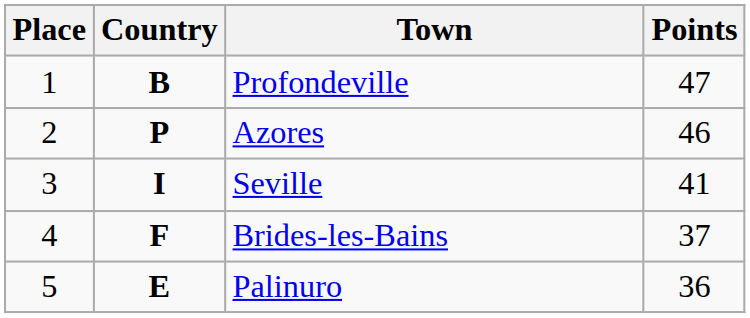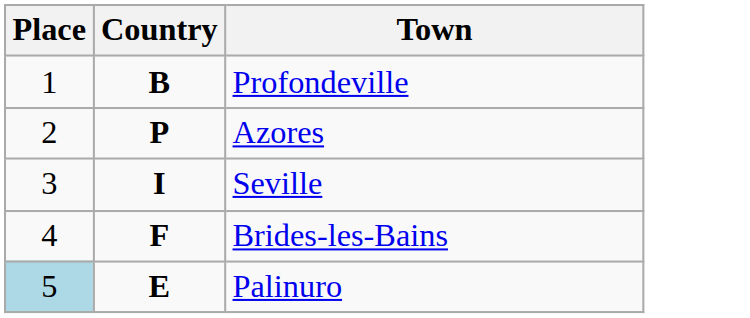- column: (695, 30)
(49, 286) no background -> (49, 286) lightblue background
